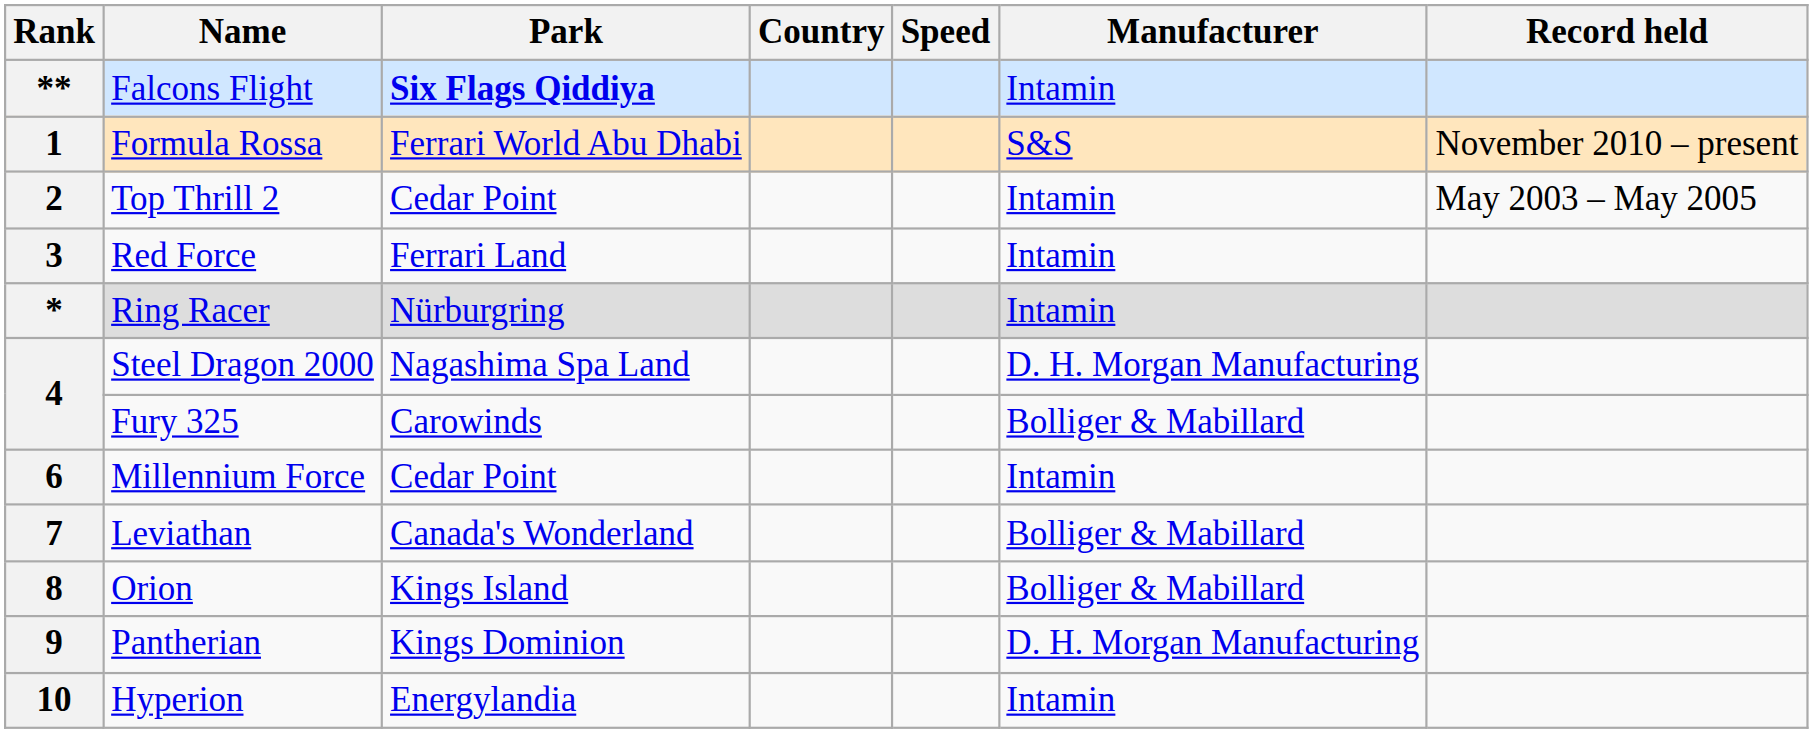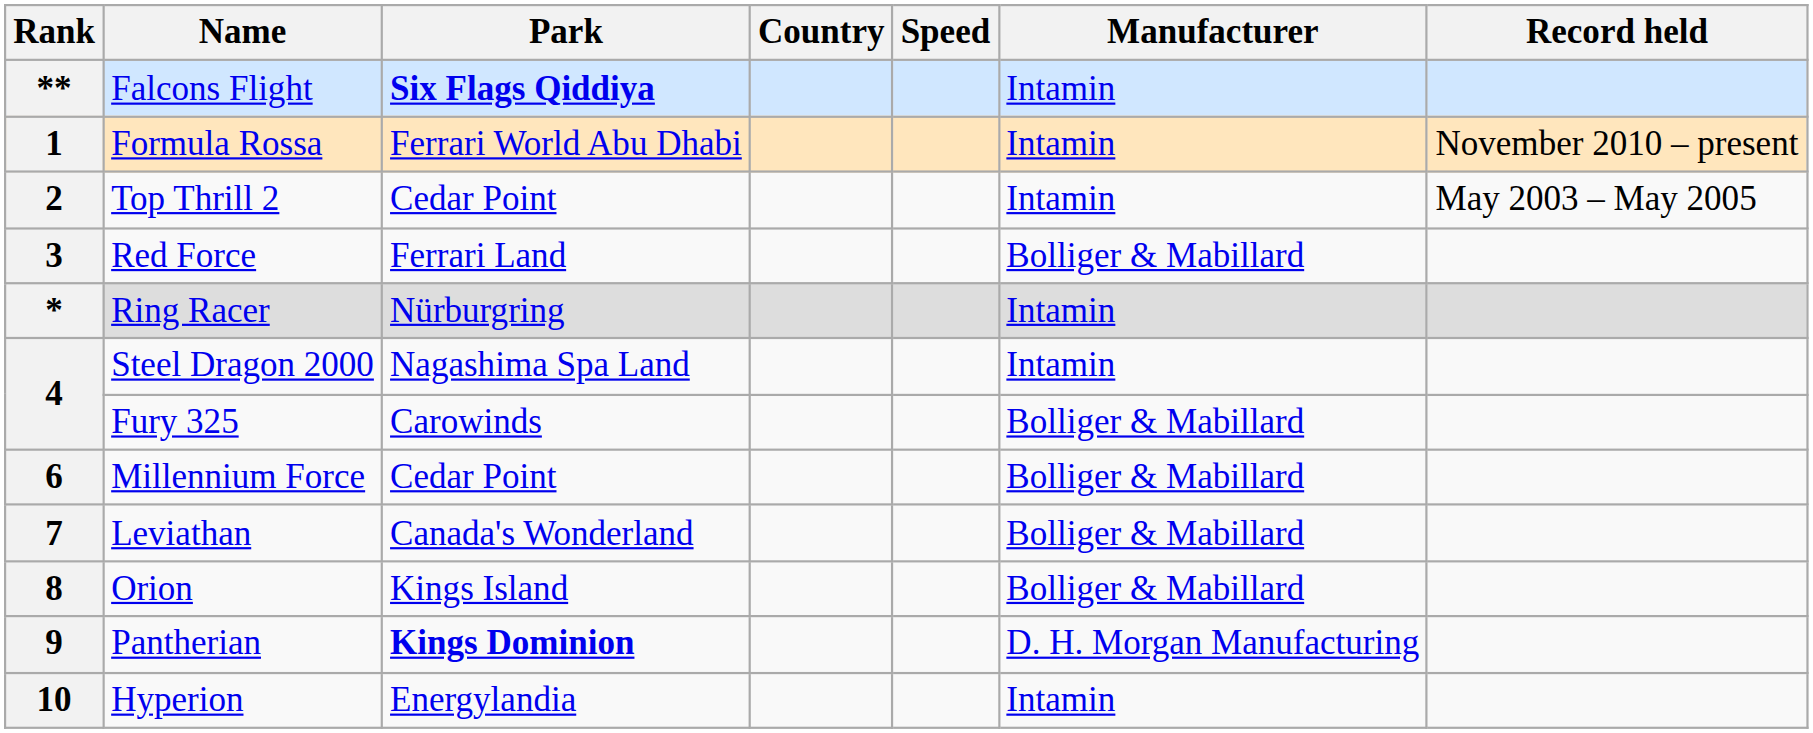(1039, 143) S&S -> (1061, 143) Intamin
(1061, 254) Intamin -> (1155, 254) Bolliger & Mabillard
(1213, 365) D. H. Morgan Manufacturing -> (1061, 365) Intamin
(1061, 476) Intamin -> (1155, 476) Bolliger & Mabillard
(507, 643) normal -> (512, 643) bold
